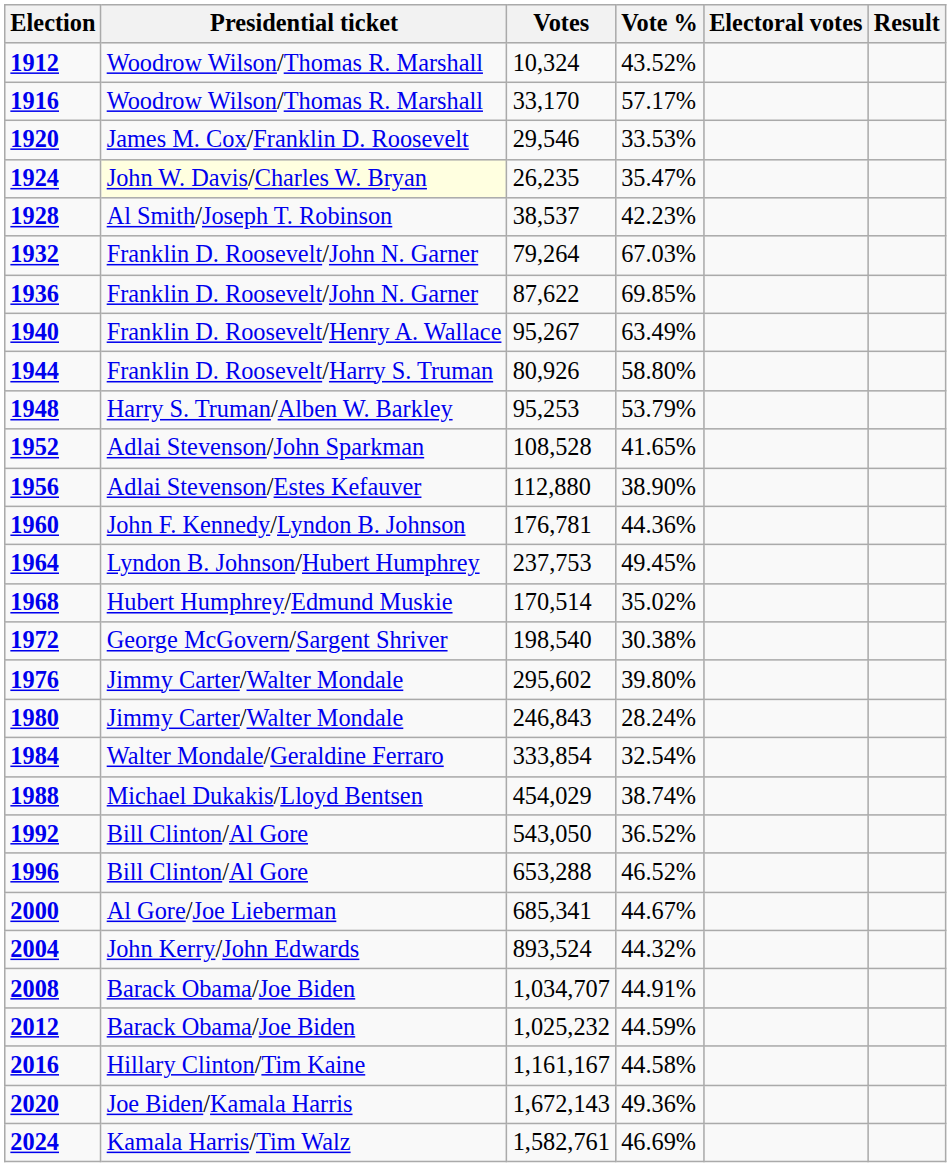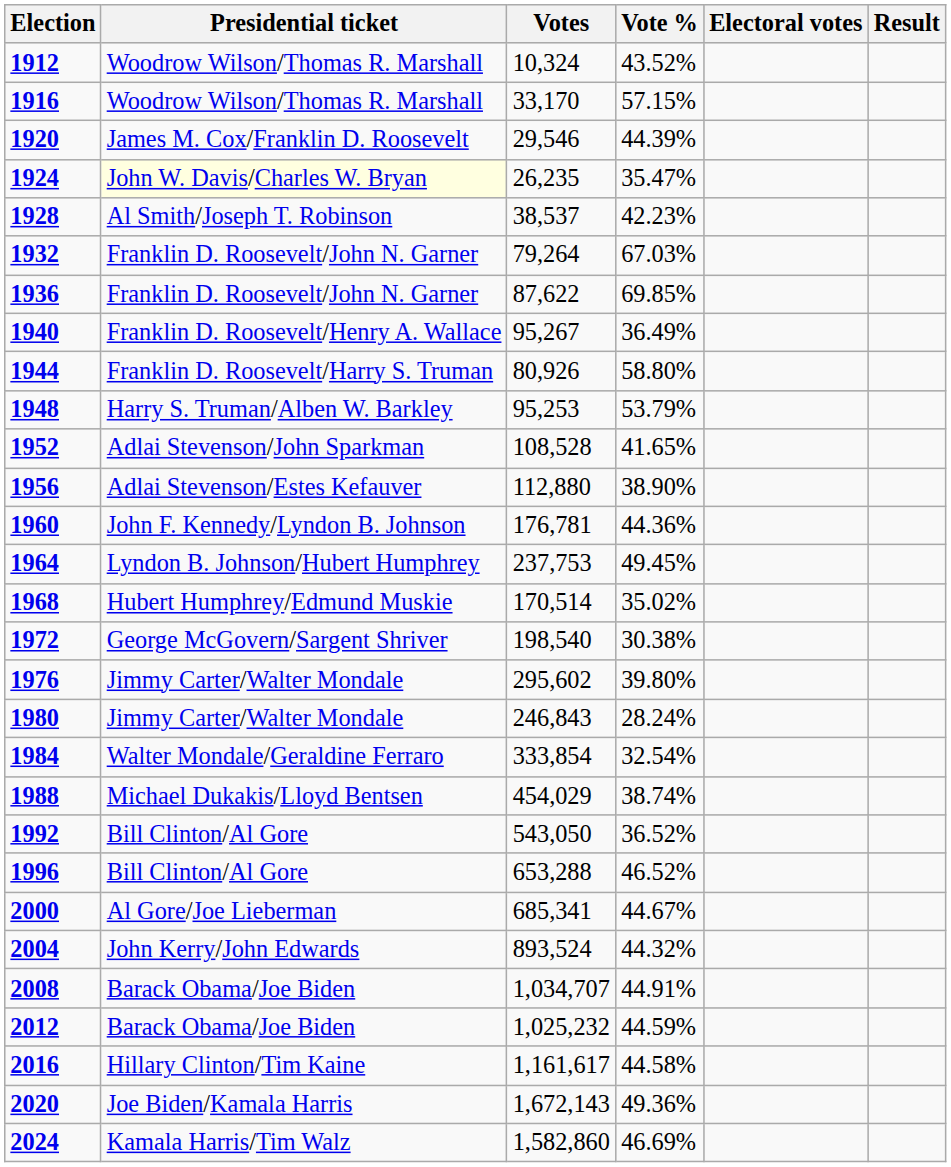(659, 100) 57.17% -> (659, 100) 57.15%
(659, 139) 33.53% -> (659, 139) 44.39%
(659, 332) 63.49% -> (659, 332) 36.49%
(561, 1065) 1,161,167 -> (561, 1065) 1,161,617
(561, 1142) 1,582,761 -> (561, 1142) 1,582,860
